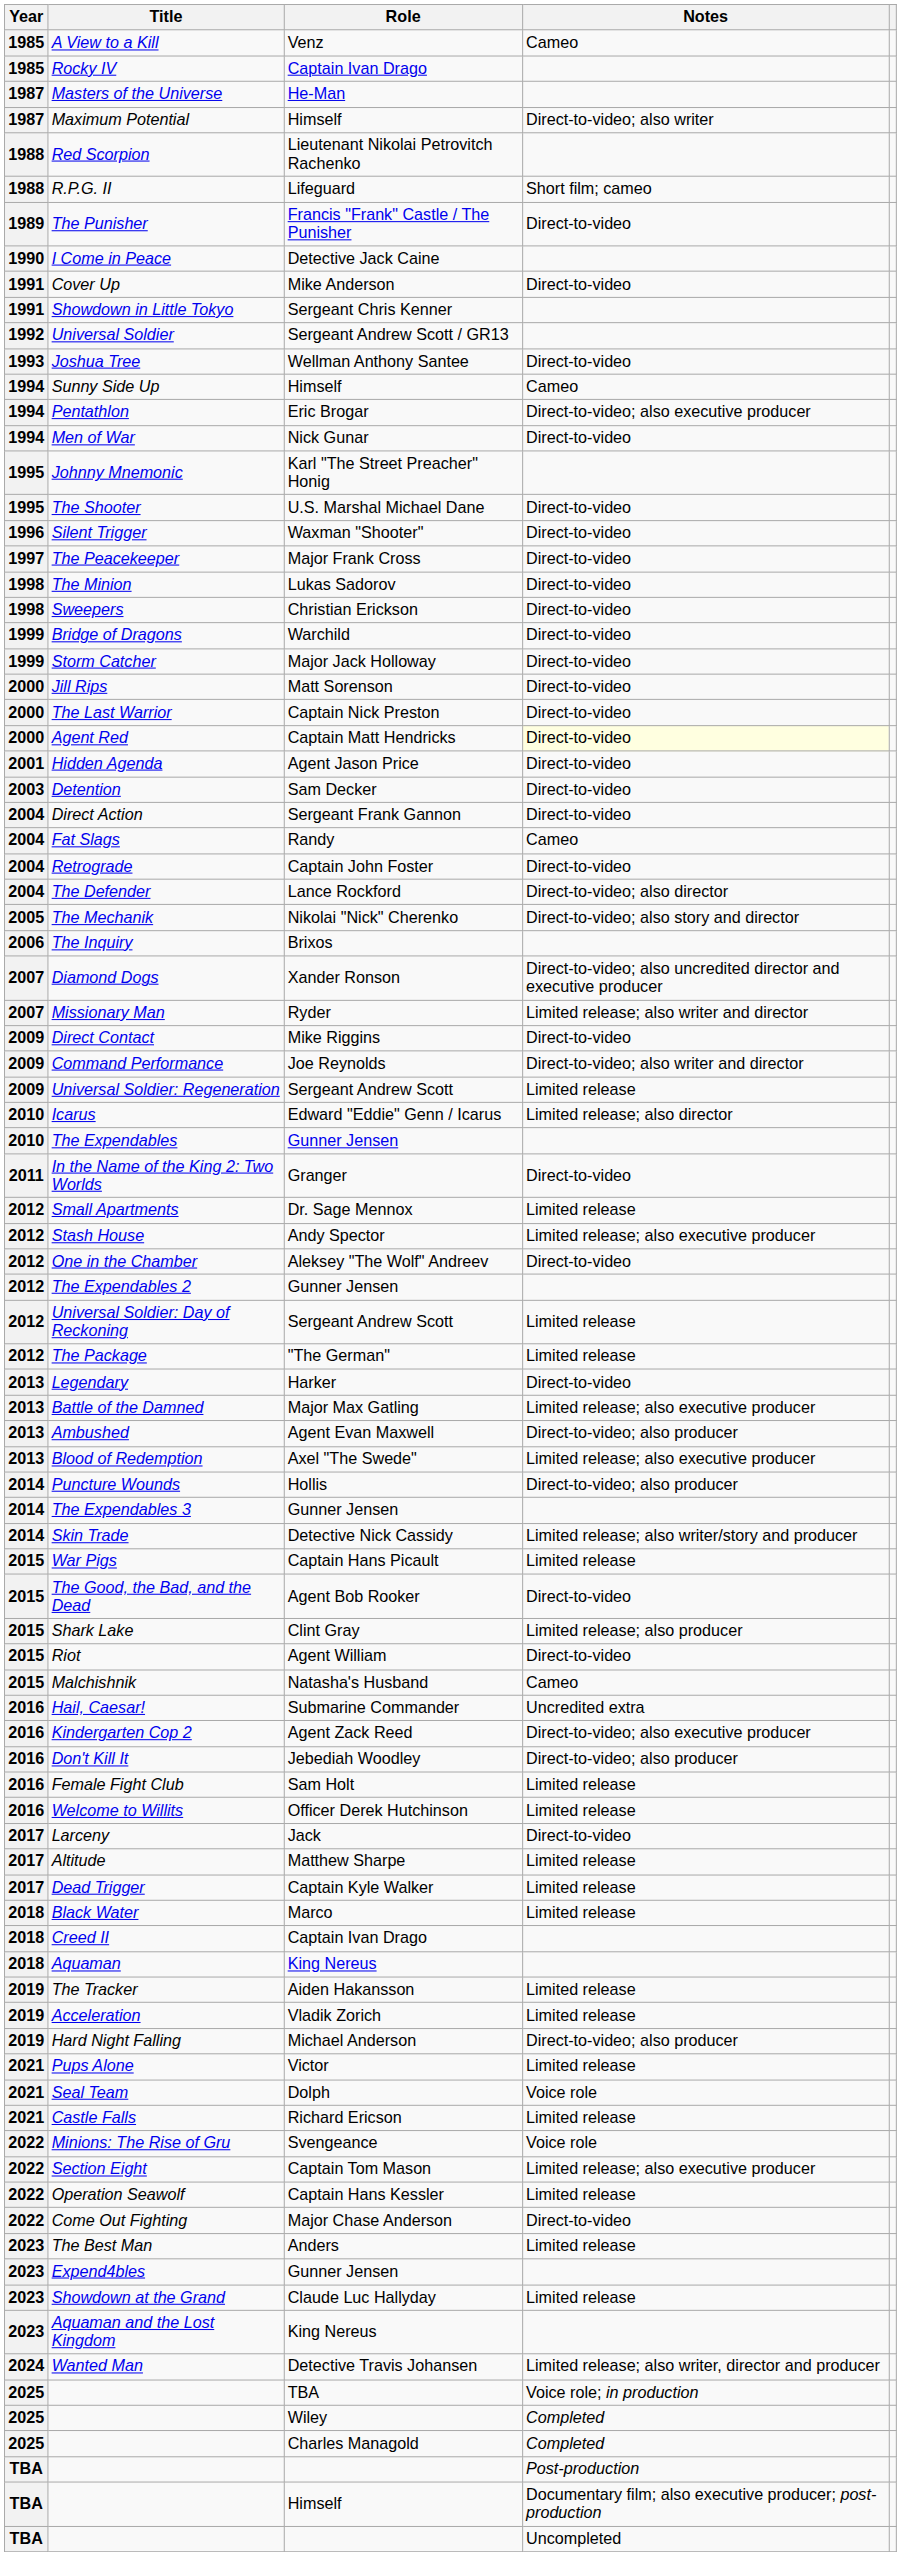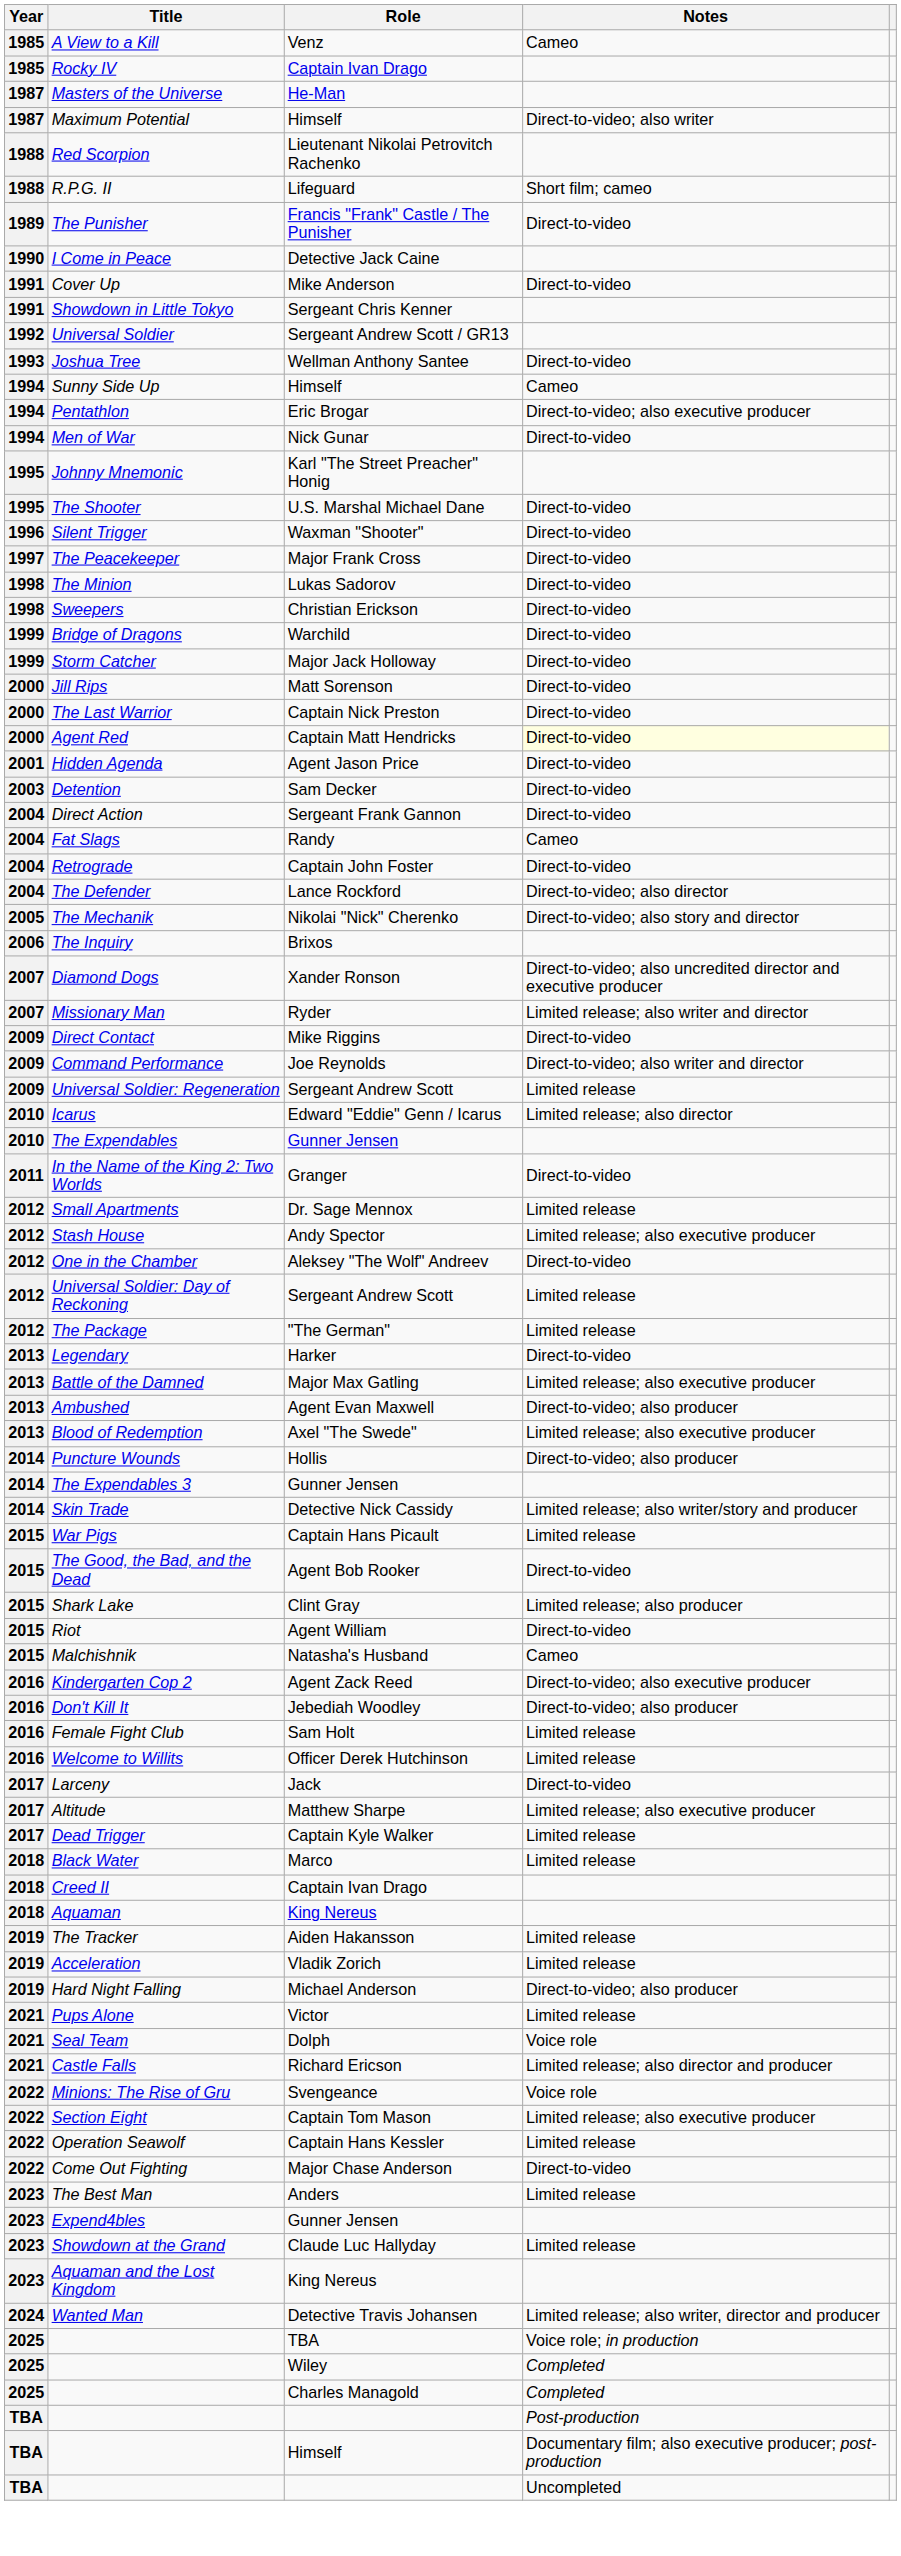- row: (121, 1287)
- row: (98, 1707)
(581, 1861) Limited release -> (671, 1810) Limited release; also executive producer
(581, 2117) Limited release -> (679, 2066) Limited release; also director and producer
